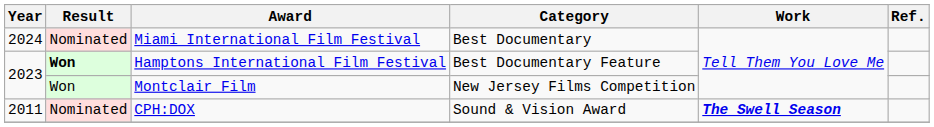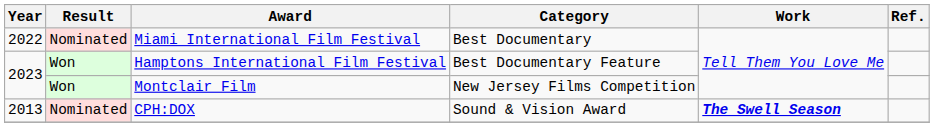(25, 40) 2024 -> (25, 40) 2022
(63, 63) bold -> (63, 63) normal
(25, 110) 2011 -> (25, 110) 2013
